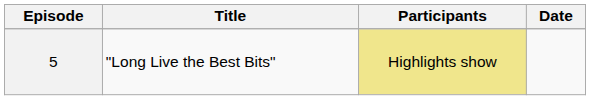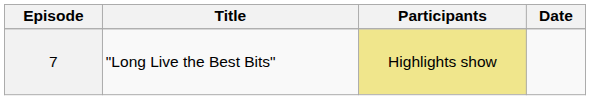(53, 61) 5 -> (53, 61) 7
